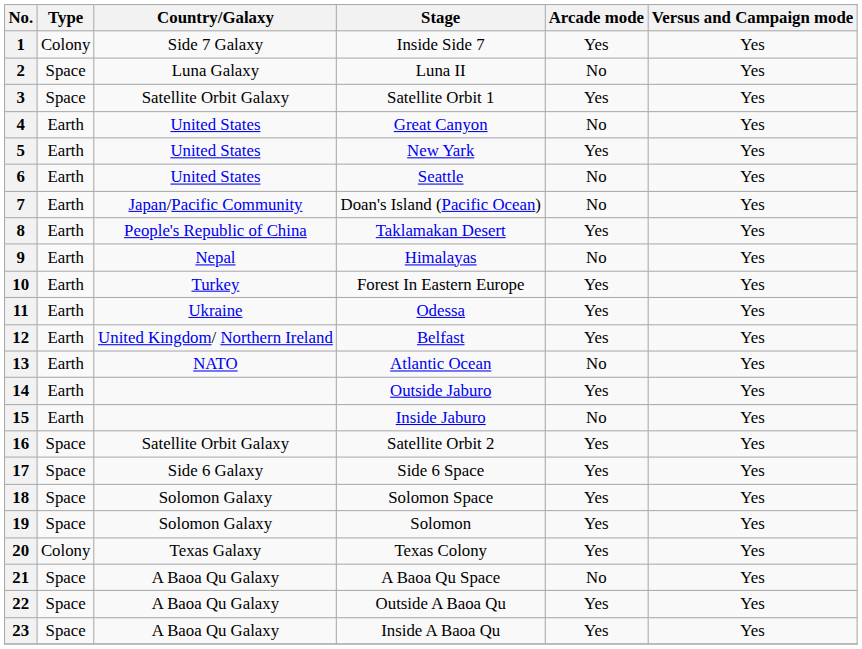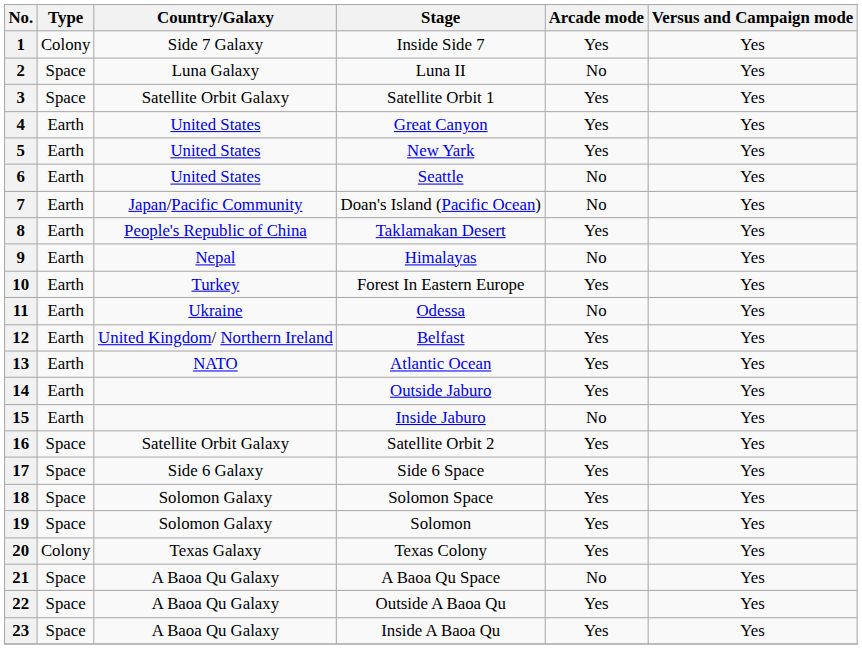(596, 124) No -> (596, 124) Yes
(596, 310) Yes -> (596, 310) No
(596, 364) No -> (596, 364) Yes
